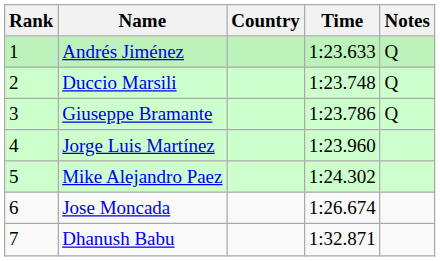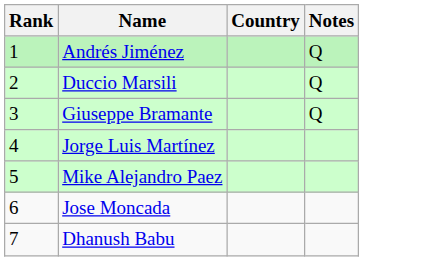- column: (342, 20)
